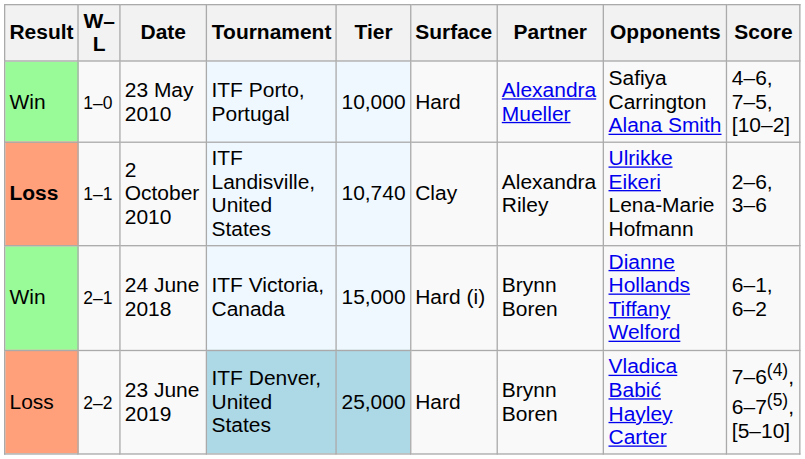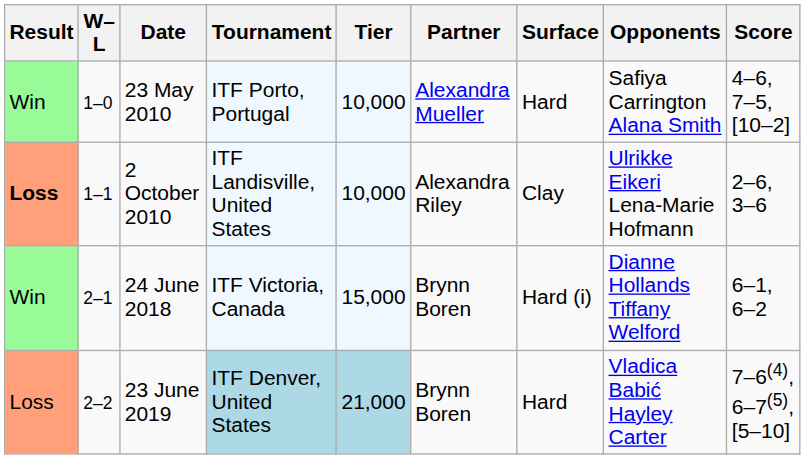columns swapped: (454, 32) <-> (550, 32)
(374, 193) 10,740 -> (374, 193) 10,000
(374, 401) 25,000 -> (374, 401) 21,000
